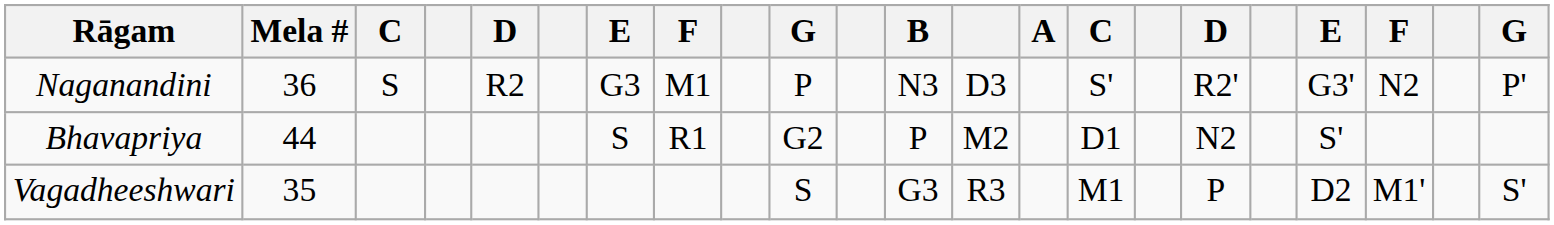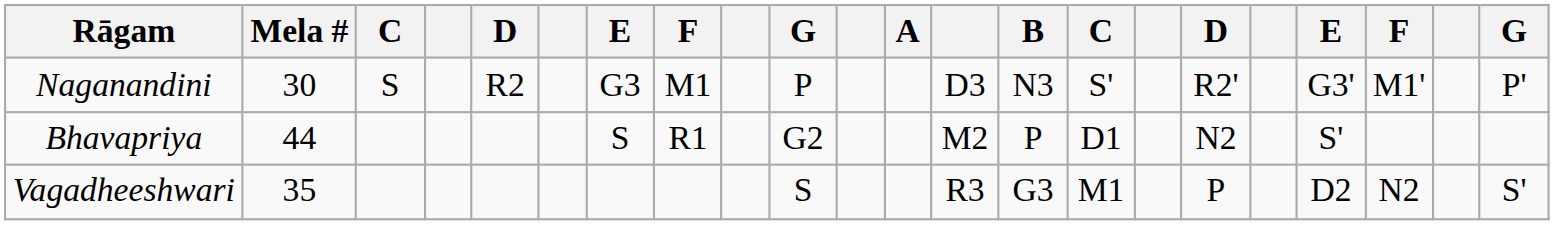columns swapped: (1044, 31) <-> (918, 31)
(299, 84) 36 -> (299, 84) 30
(1399, 84) N2 -> (1399, 84) M1'
(1399, 191) M1' -> (1399, 191) N2
